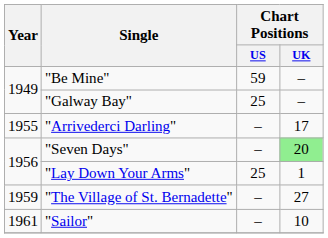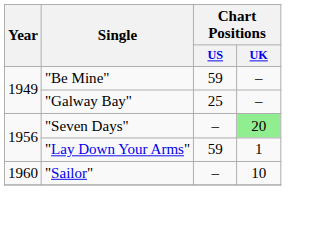- row: (111, 125)
(258, 173) 25 -> (215, 149) 59
- row: (139, 197)
(23, 221) 1961 -> (23, 173) 1960
